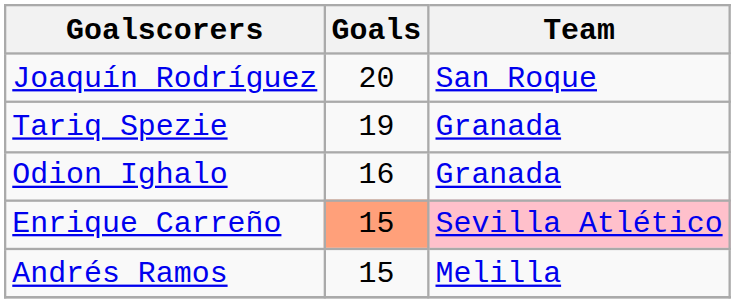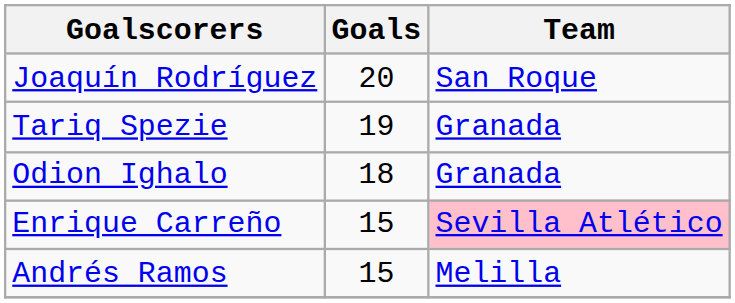(376, 176) 16 -> (376, 176) 18
(376, 224) lightsalmon background -> (376, 224) no background
